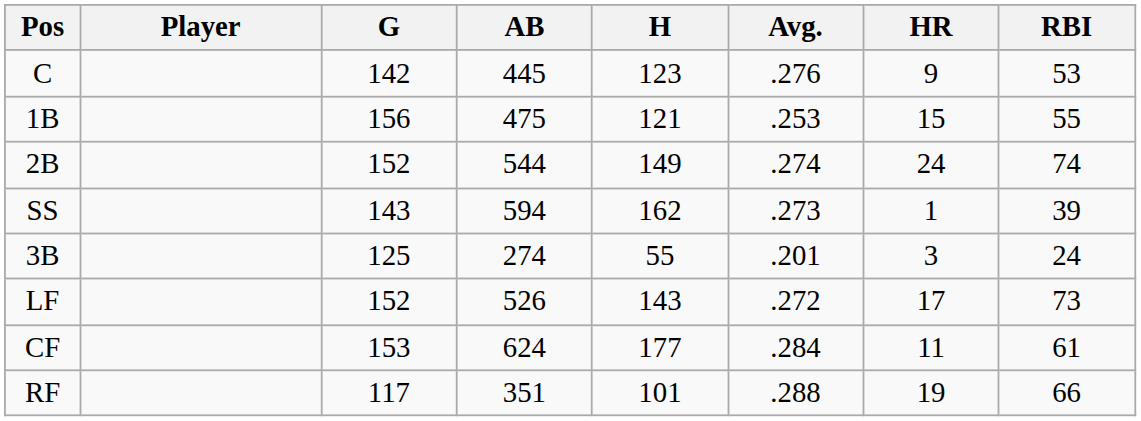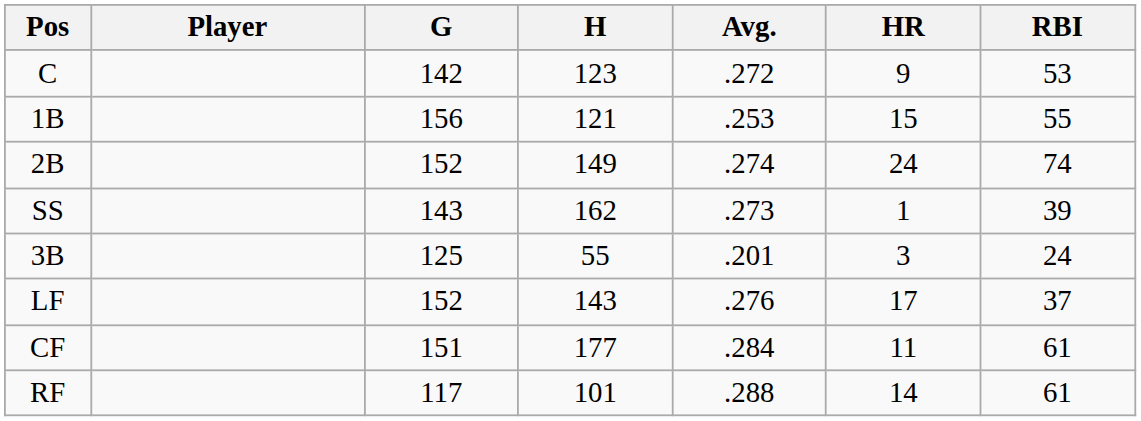- column: (524, 27)
(795, 73) .276 -> (749, 73) .272
(795, 301) .272 -> (749, 301) .276
(1067, 301) 73 -> (1057, 301) 37
(389, 347) 153 -> (441, 347) 151
(931, 392) 19 -> (903, 392) 14
(1067, 392) 66 -> (1057, 392) 61
